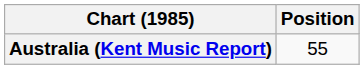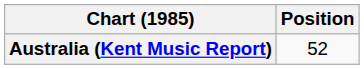(318, 49) 55 -> (318, 49) 52
